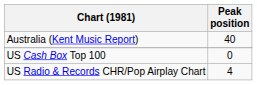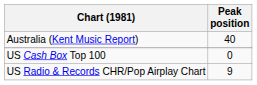(230, 71) 4 -> (230, 71) 9
